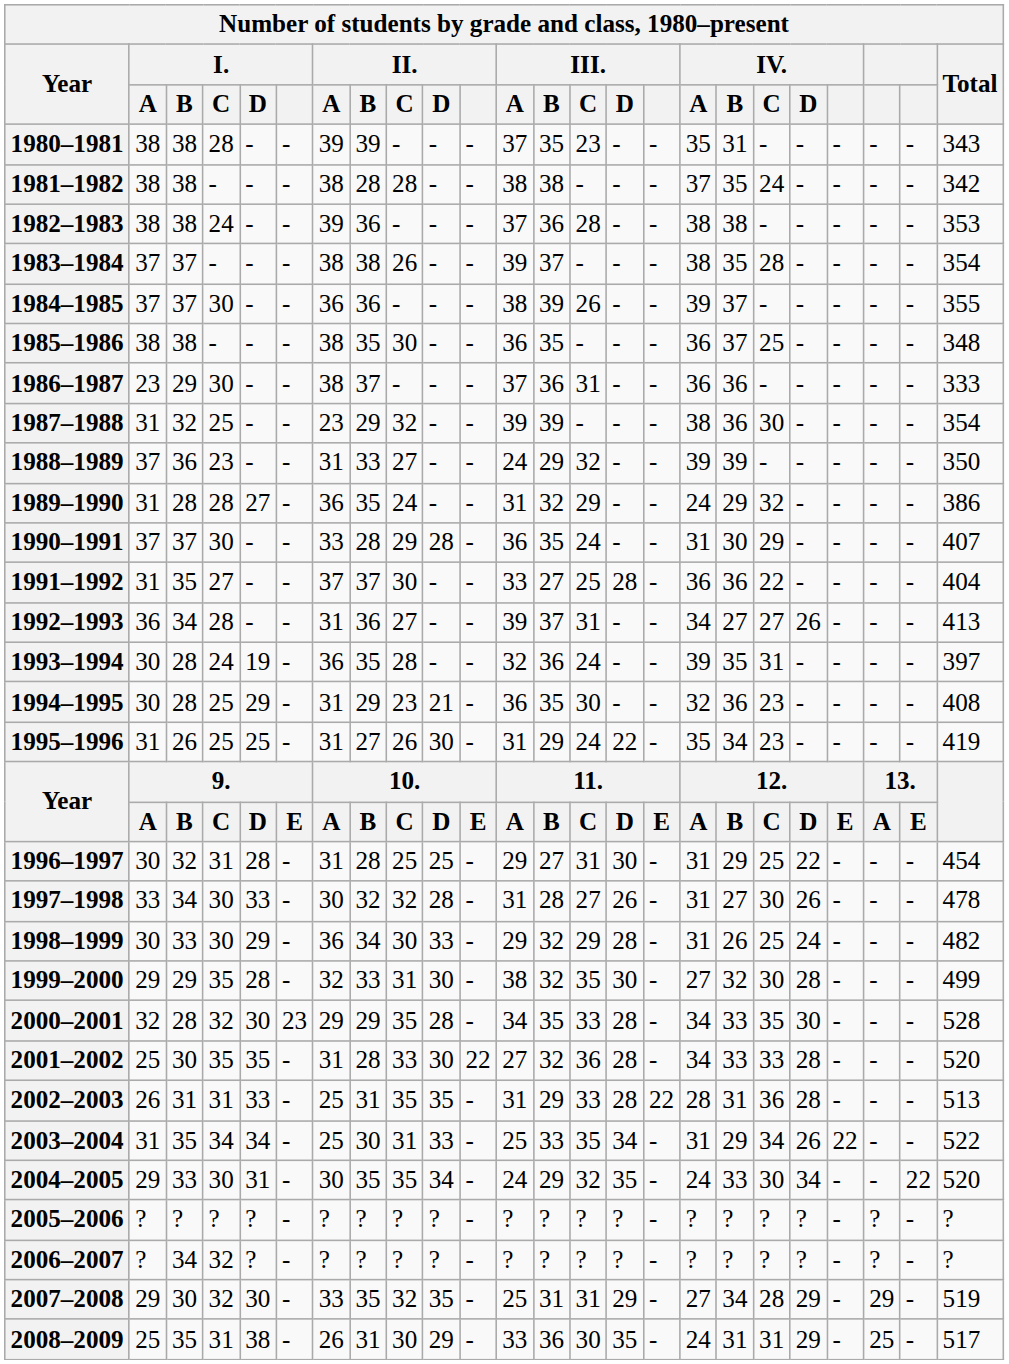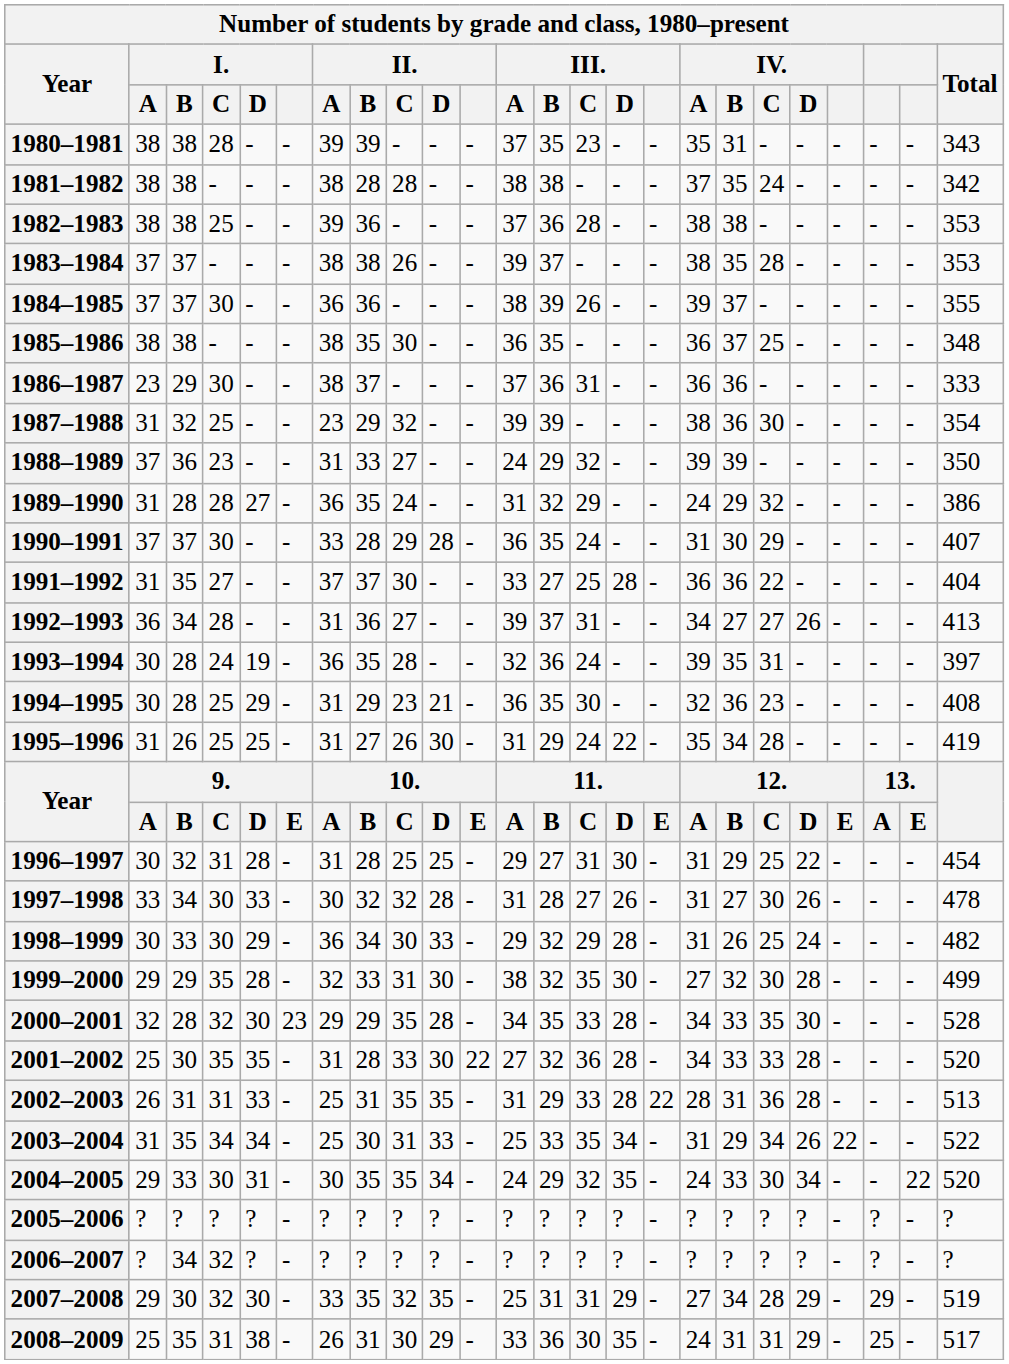(221, 223) 24 -> (221, 223) 25
(961, 263) 354 -> (961, 263) 353
(772, 741) 23 -> (772, 741) 28
